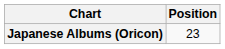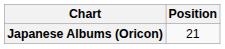(193, 33) 23 -> (193, 33) 21
